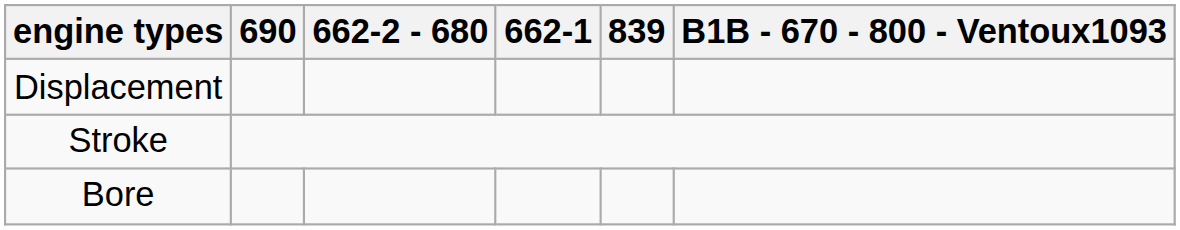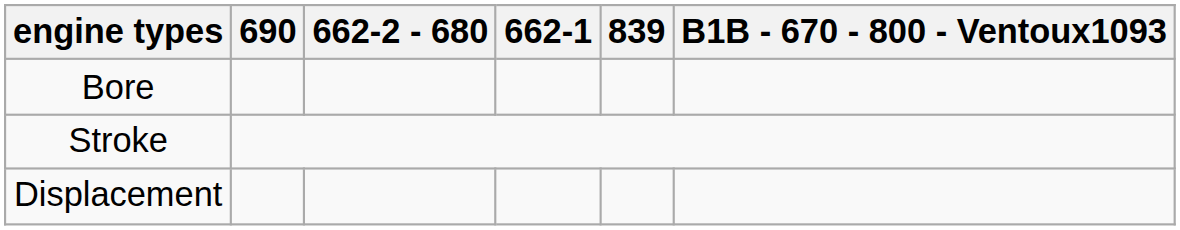rows swapped: (118, 195) <-> (118, 86)
